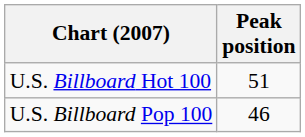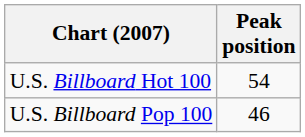(259, 80) 51 -> (259, 80) 54
